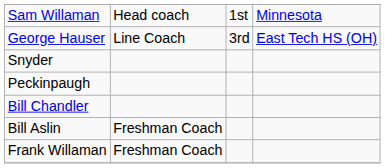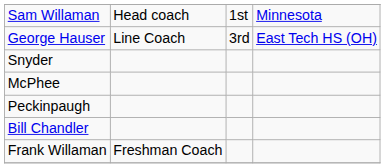+ row: (34, 83)
- row: (34, 128)
